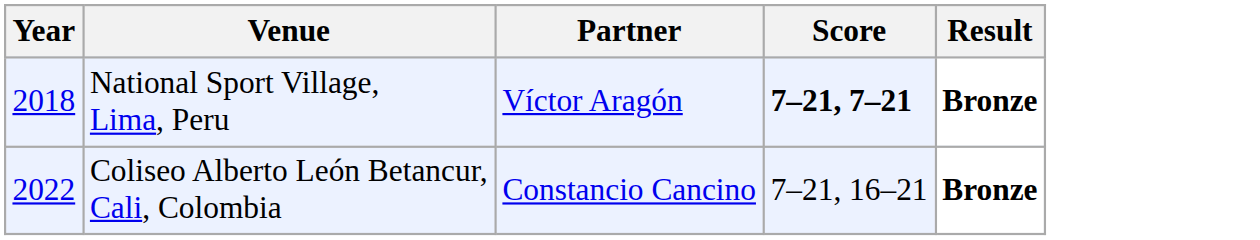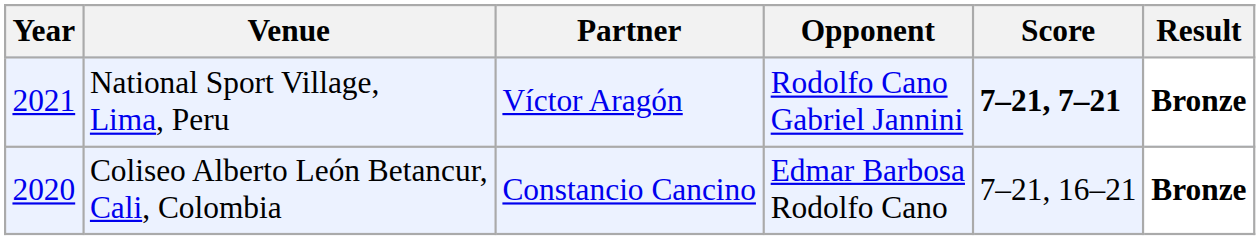+ column: (868, 30)
(44, 101) 2018 -> (44, 101) 2021
(44, 189) 2022 -> (44, 189) 2020
